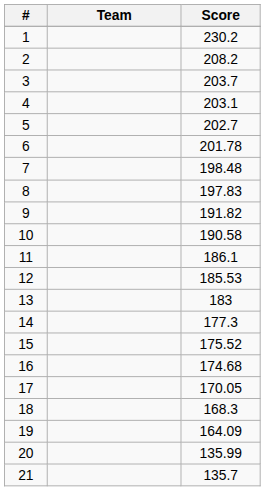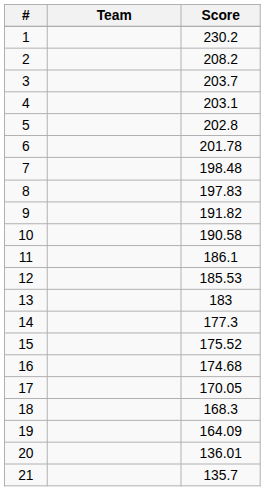(221, 125) 202.7 -> (221, 125) 202.8
(221, 454) 135.99 -> (221, 454) 136.01
